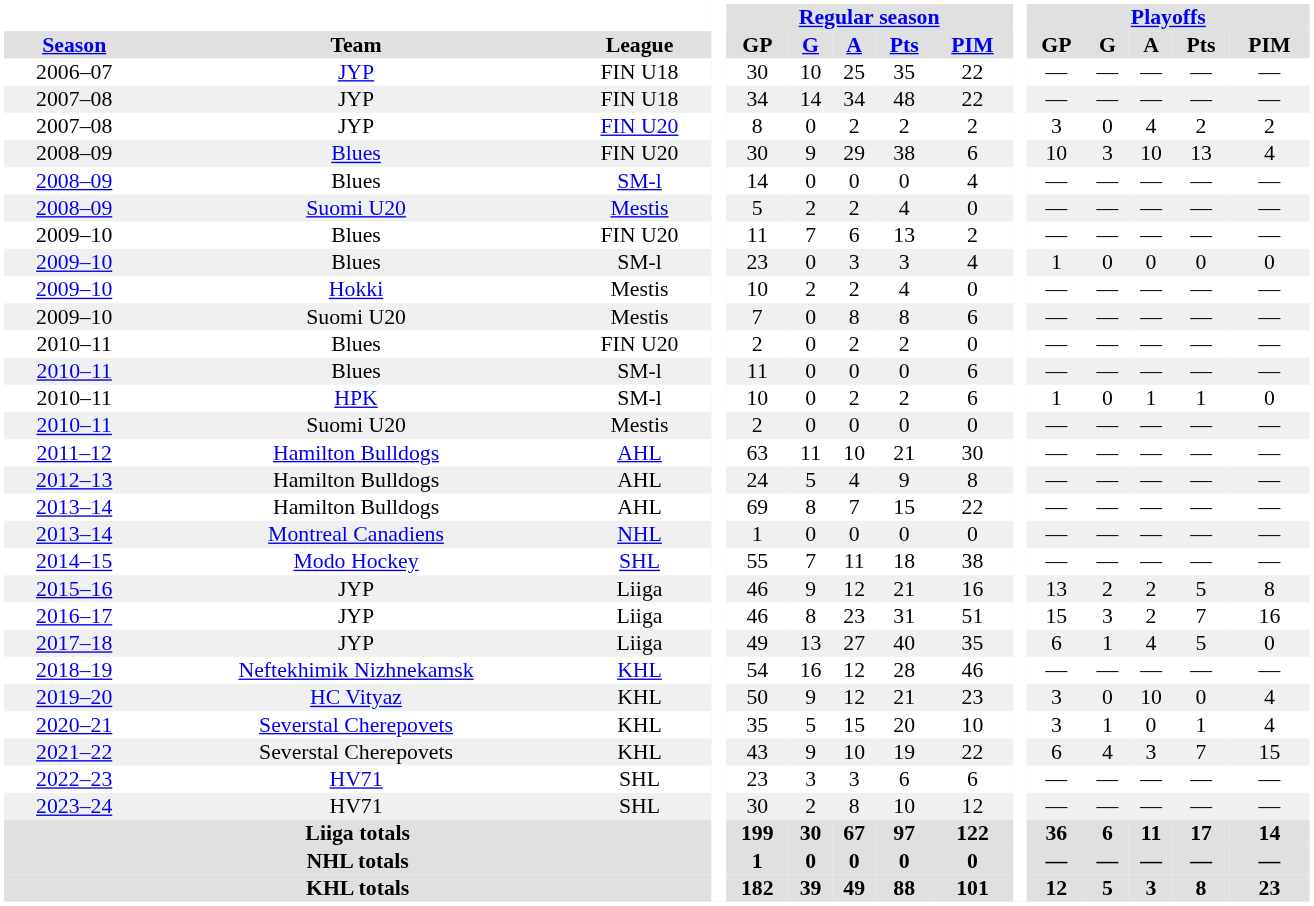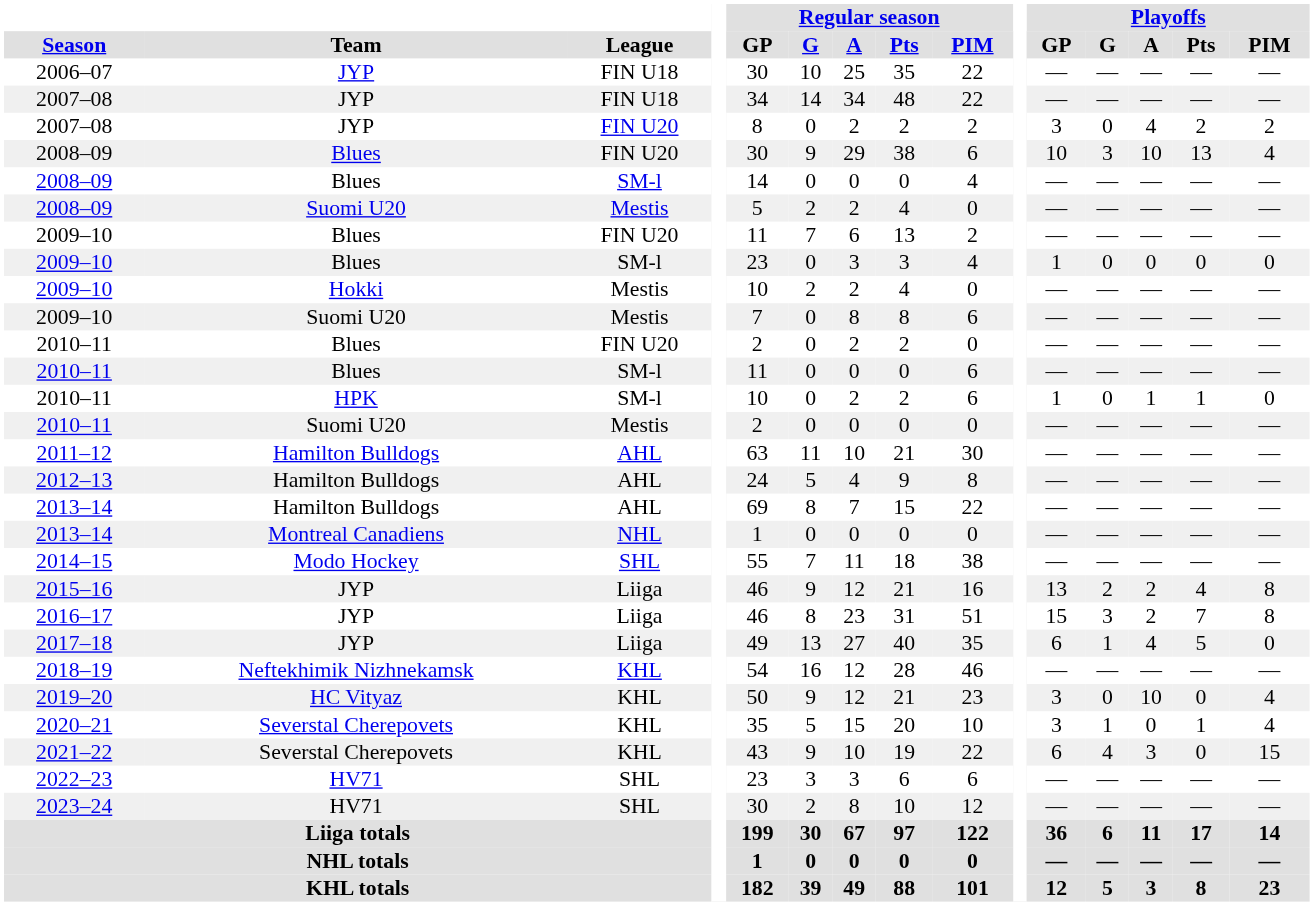(1201, 588) 5 -> (1201, 588) 4
(1269, 615) 16 -> (1269, 615) 8
(1201, 751) 7 -> (1201, 751) 0
